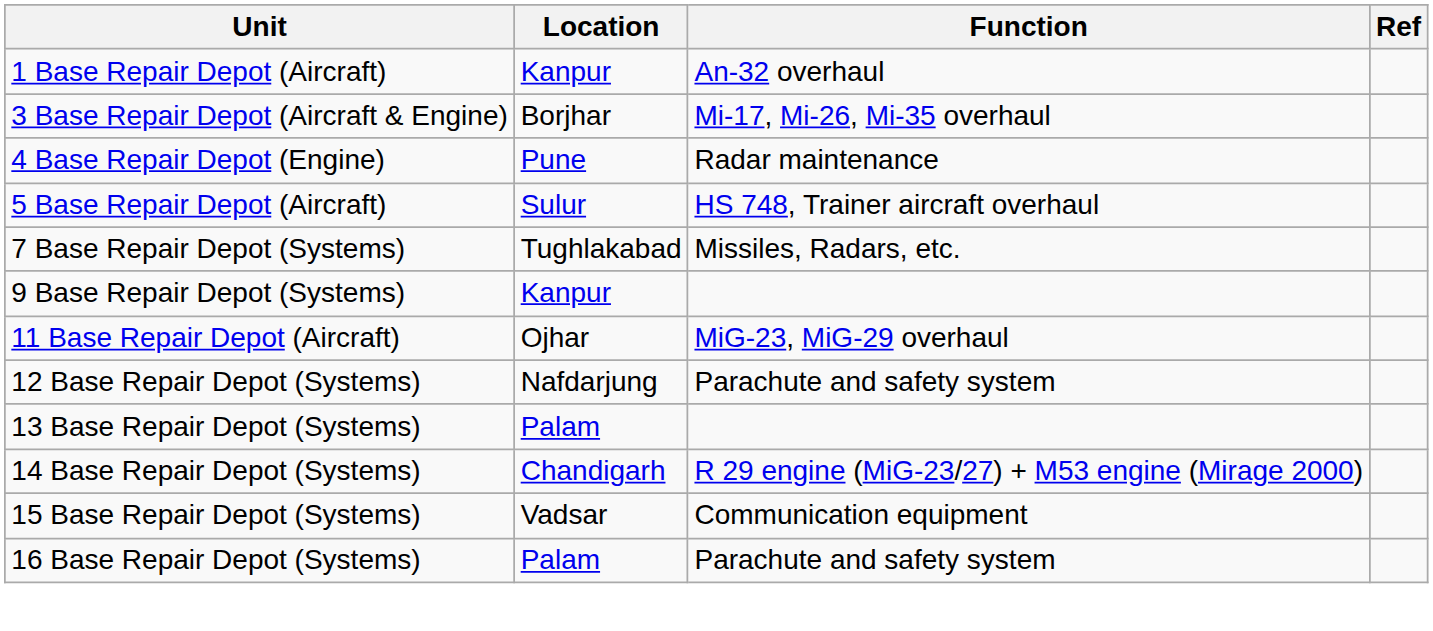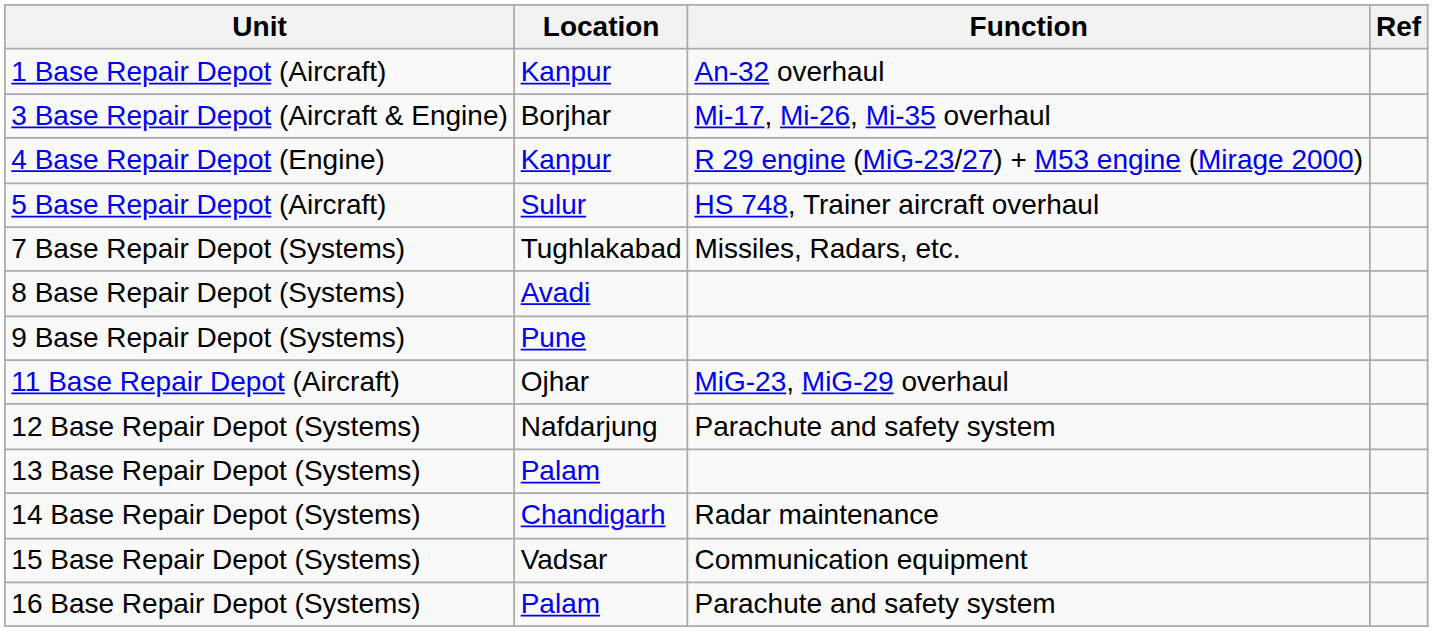(553, 159) Pune -> (566, 159) Kanpur
(817, 159) Radar maintenance -> (1029, 159) R 29 engine (MiG-23/27) + M53 engine (Mirage 2000)
+ row: (208, 293)
(566, 293) Kanpur -> (553, 337) Pune
(1029, 470) R 29 engine (MiG-23/27) + M53 engine (Mirage 2000) -> (817, 515) Radar maintenance
